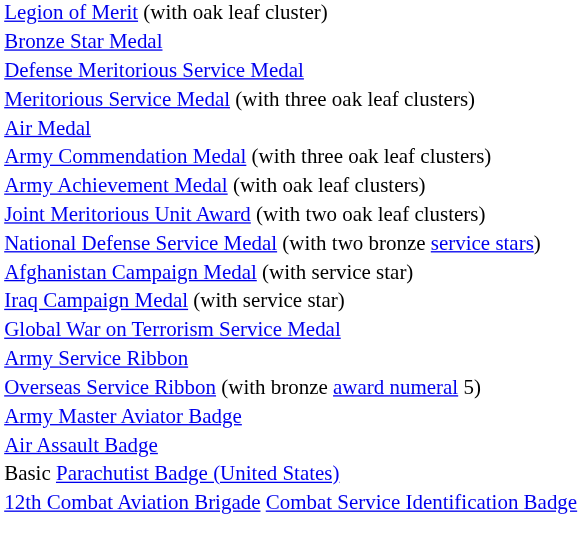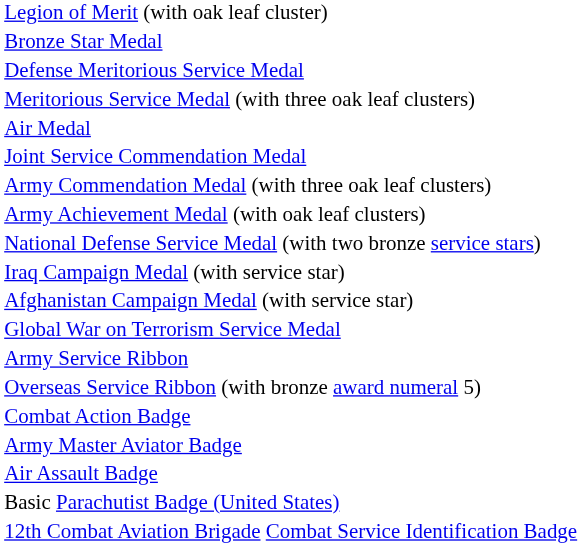+ row: (155, 156)
- row: (245, 214)
rows swapped: (209, 271) <-> (174, 300)
+ row: (97, 416)
